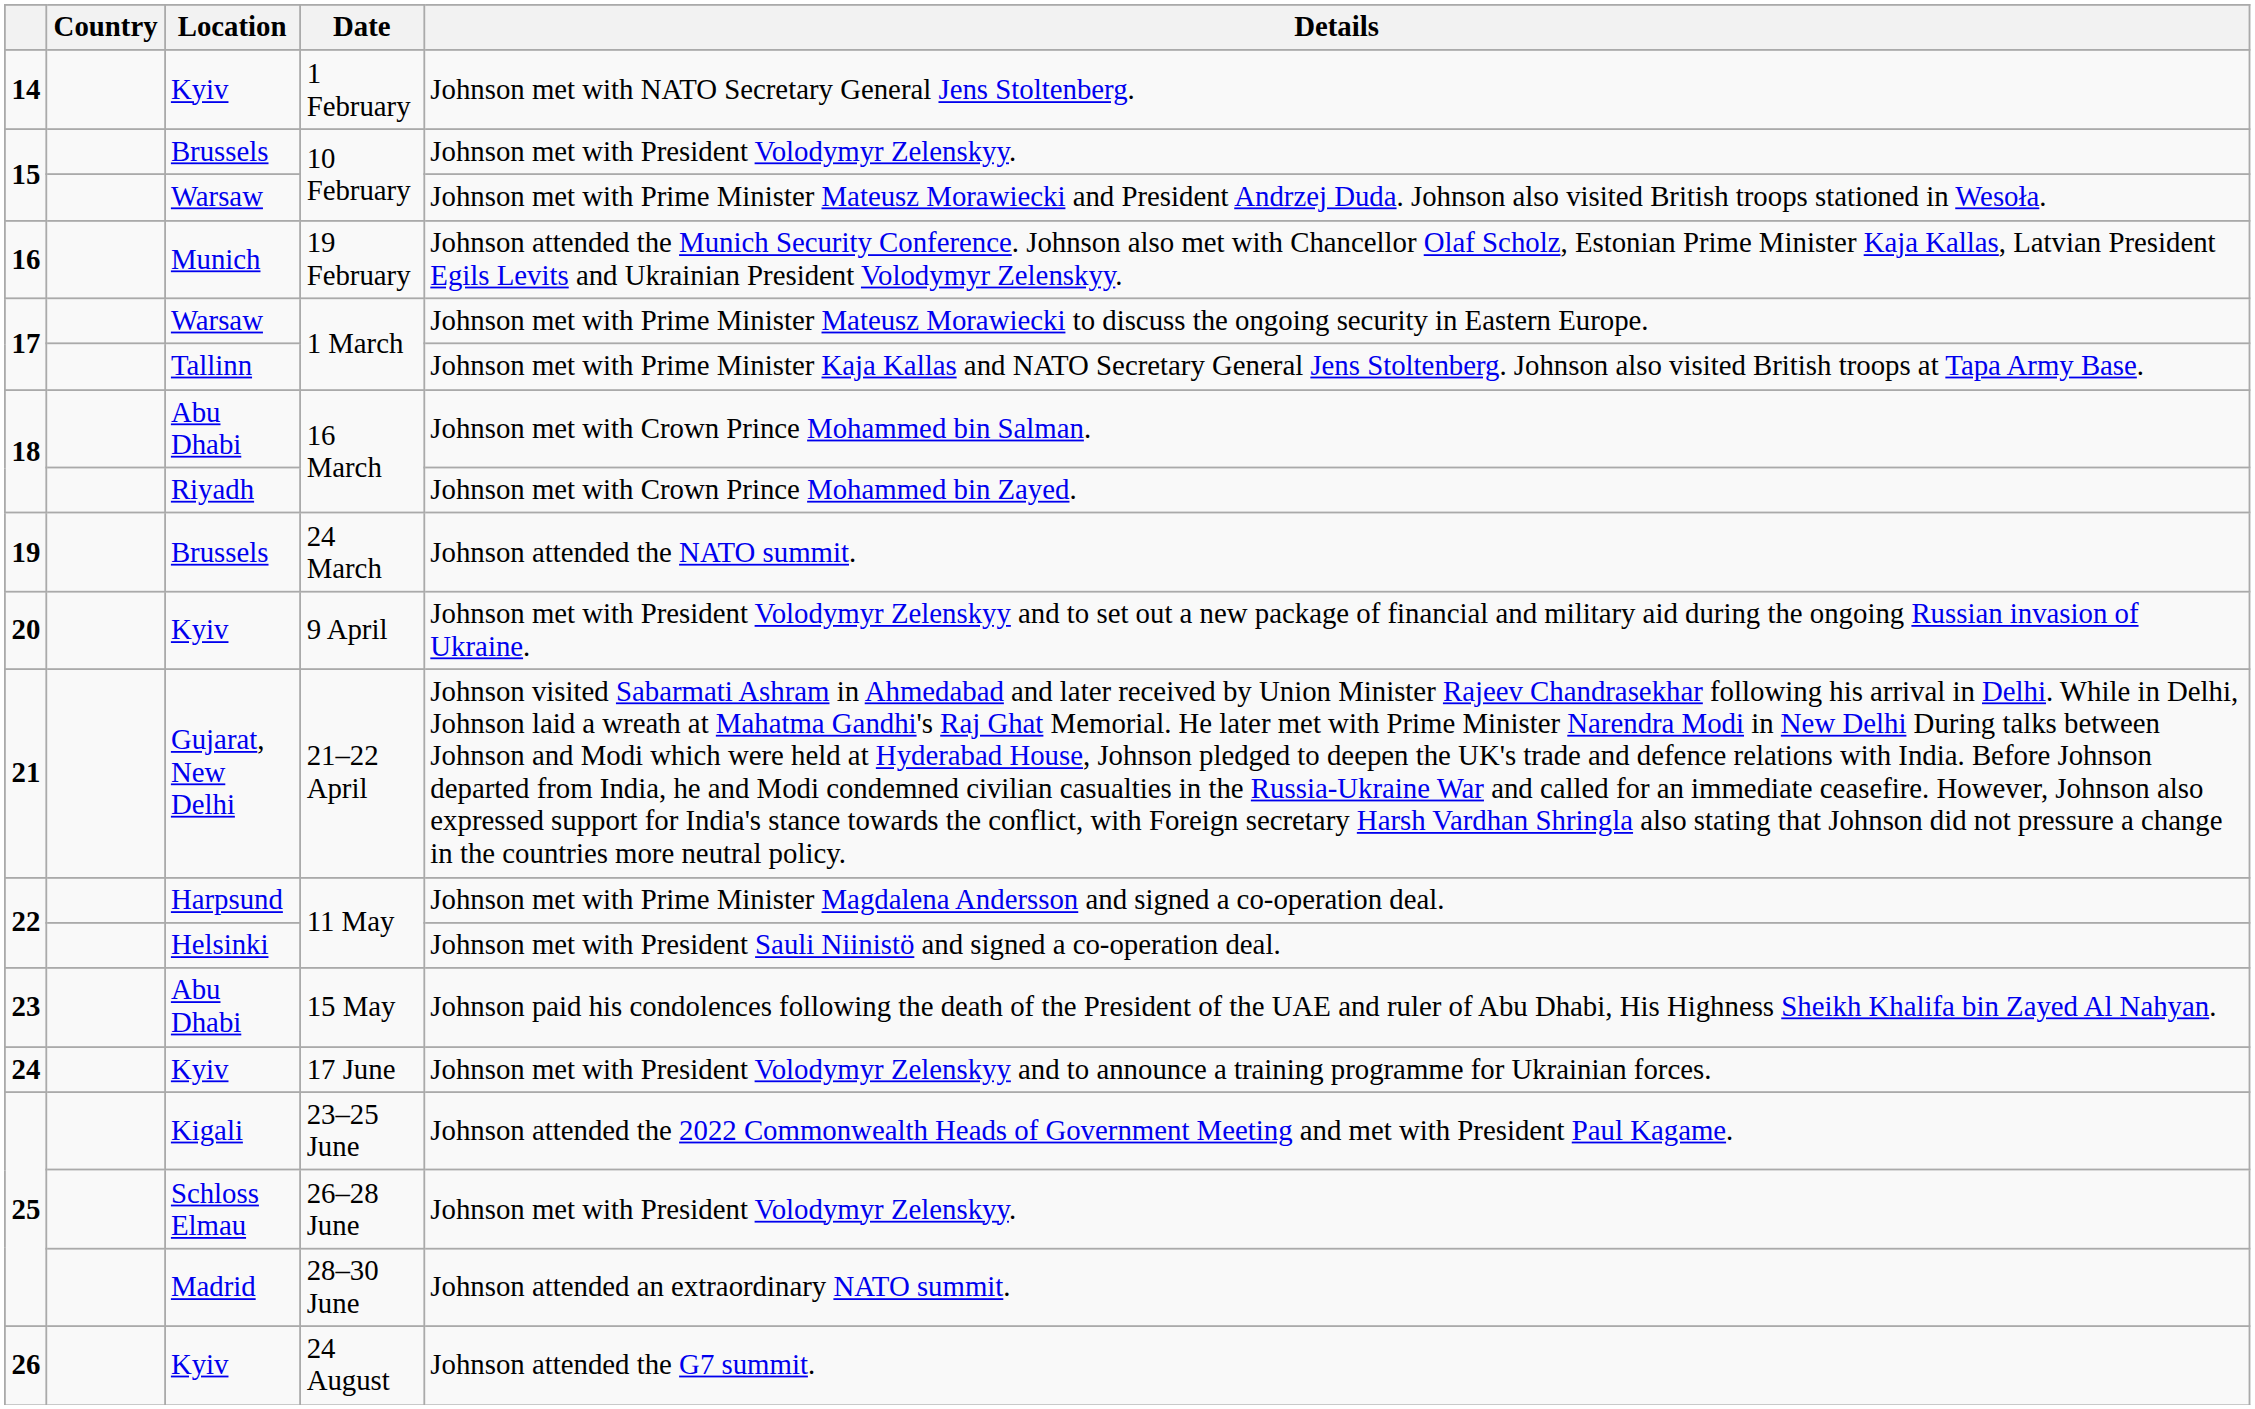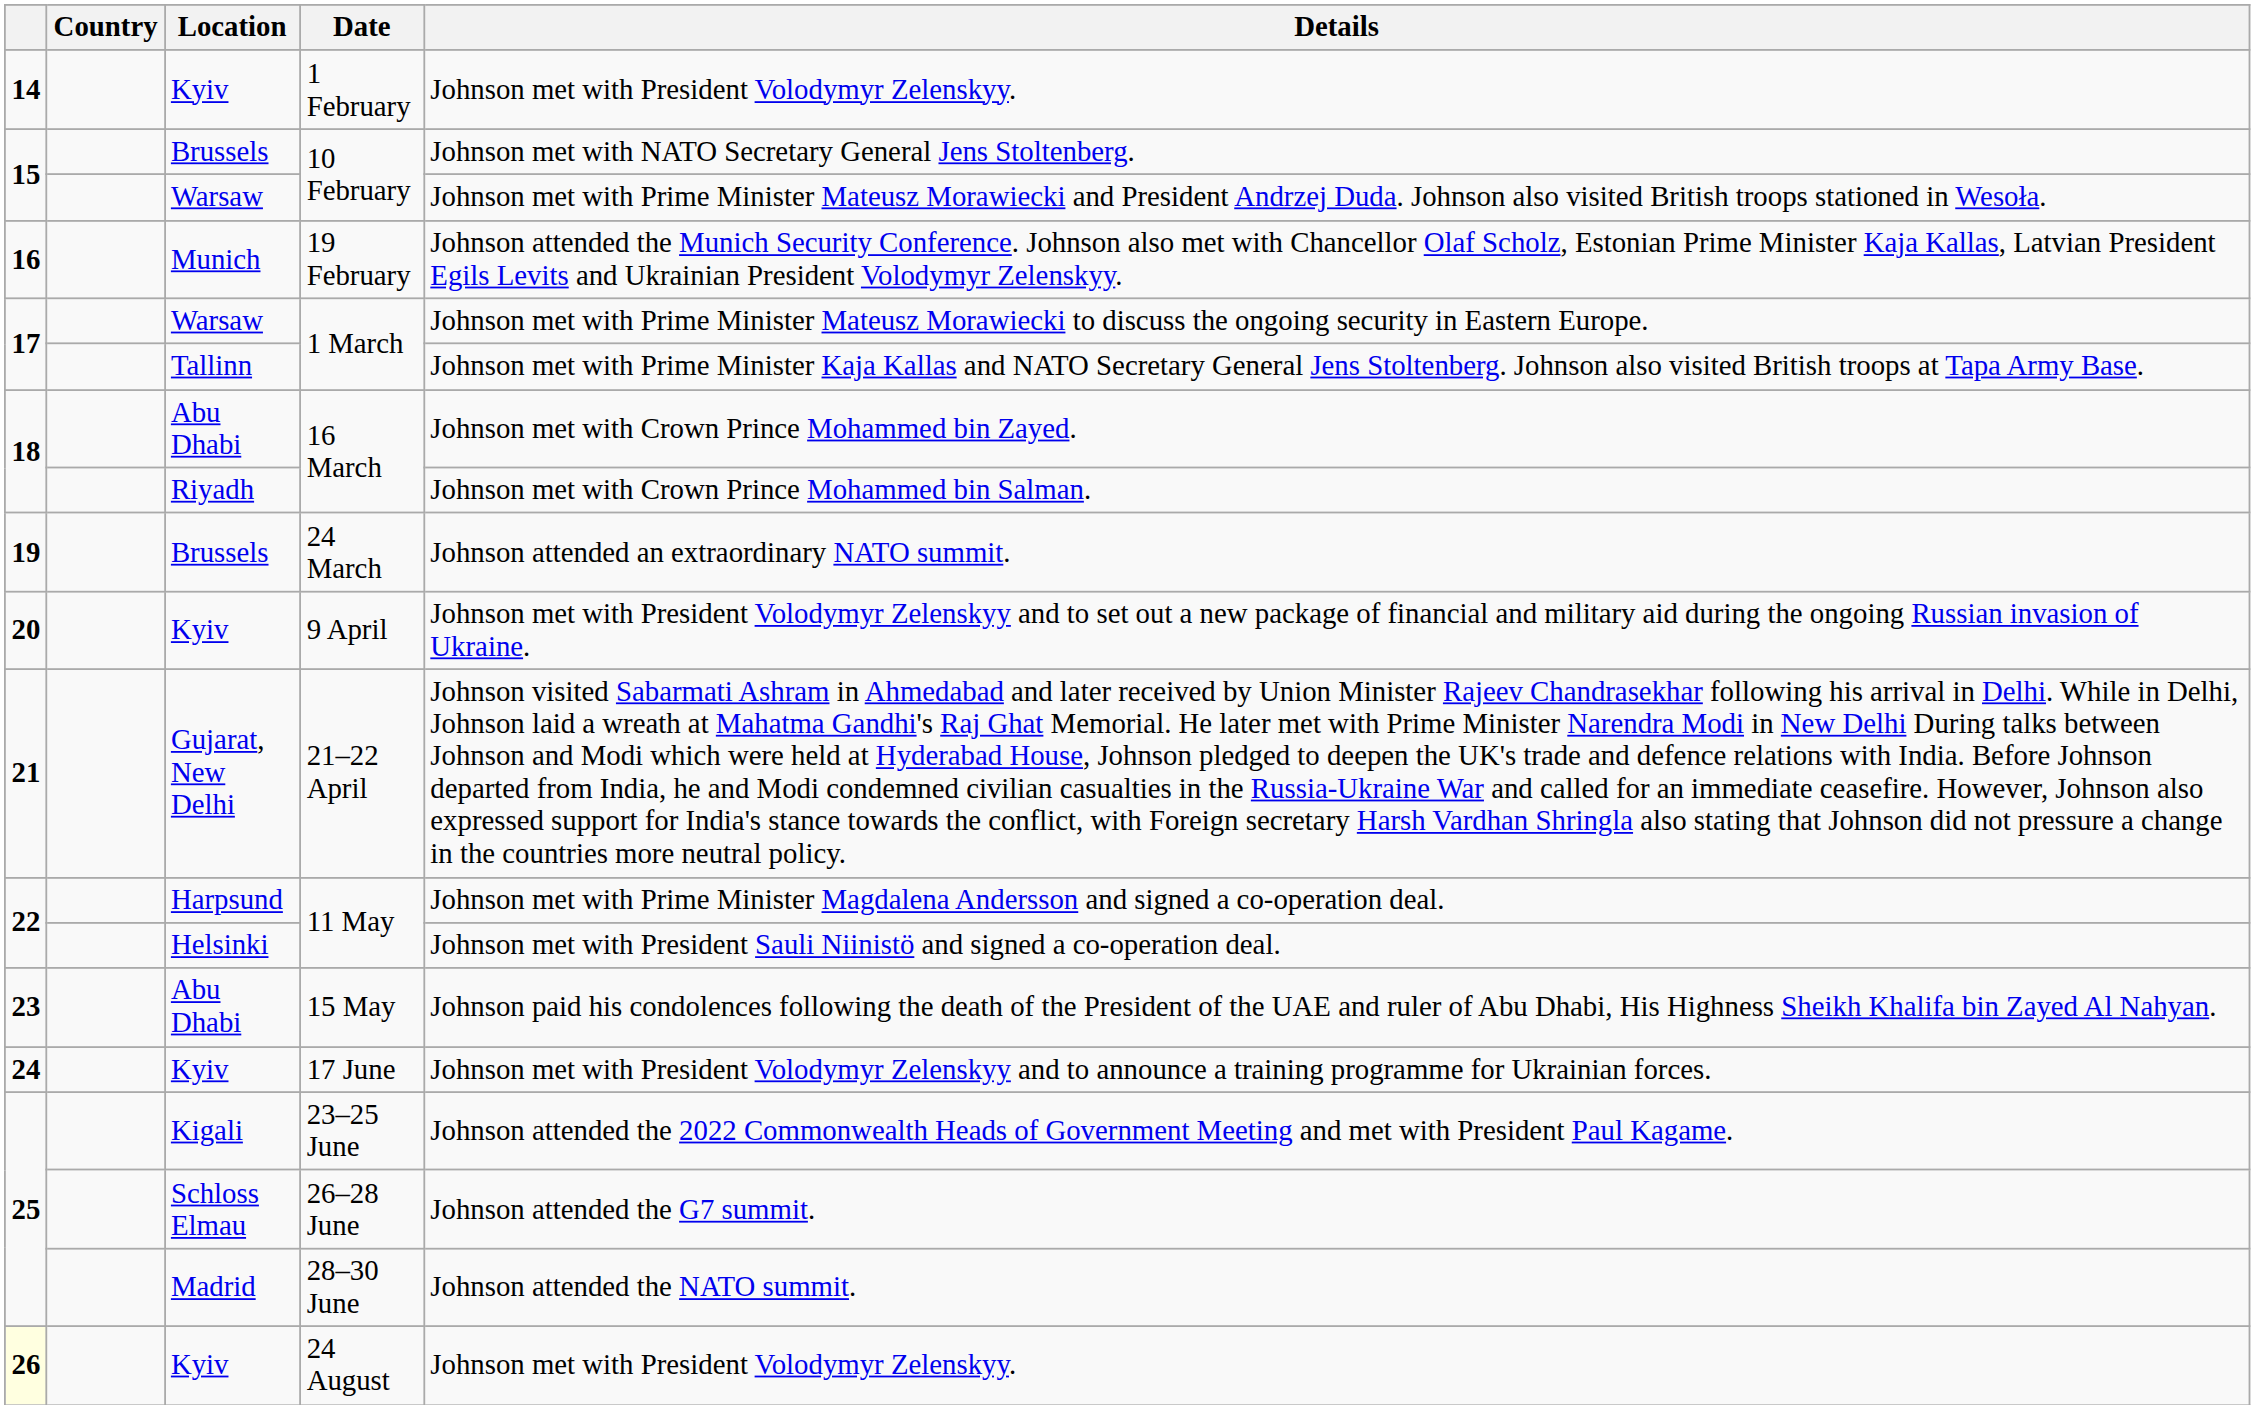(783, 89) Johnson met with NATO Secretary General Jens Stoltenberg. -> (723, 89) Johnson met with President Volodymyr Zelenskyy.
(723, 151) Johnson met with President Volodymyr Zelenskyy. -> (783, 151) Johnson met with NATO Secretary General Jens Stoltenberg.
(761, 428) Johnson met with Crown Prince Mohammed bin Salman. -> (753, 428) Johnson met with Crown Prince Mohammed bin Zayed.
(753, 489) Johnson met with Crown Prince Mohammed bin Zayed. -> (761, 489) Johnson met with Crown Prince Mohammed bin Salman.
(643, 551) Johnson attended the NATO summit. -> (720, 551) Johnson attended an extraordinary NATO summit.
(723, 1208) Johnson met with President Volodymyr Zelenskyy. -> (623, 1208) Johnson attended the G7 summit.
(720, 1286) Johnson attended an extraordinary NATO summit. -> (643, 1286) Johnson attended the NATO summit.
(26, 1364) no background -> (26, 1364) lightyellow background
(623, 1364) Johnson attended the G7 summit. -> (723, 1364) Johnson met with President Volodymyr Zelenskyy.
